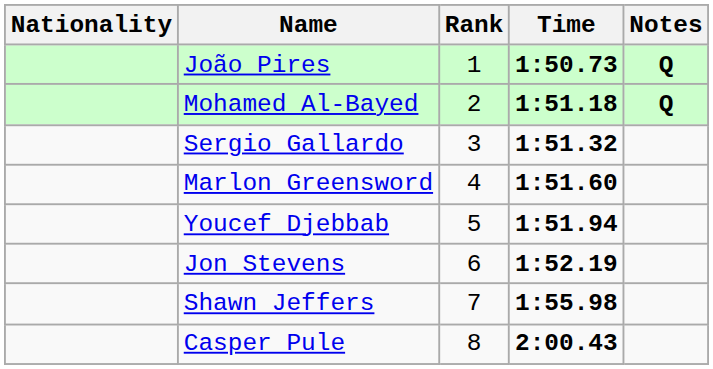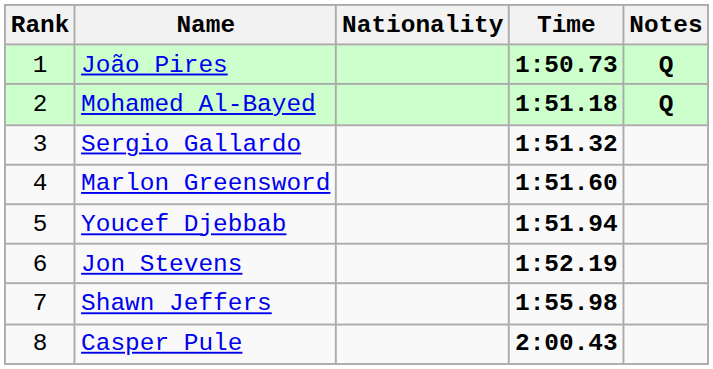columns swapped: (474, 25) <-> (91, 25)
